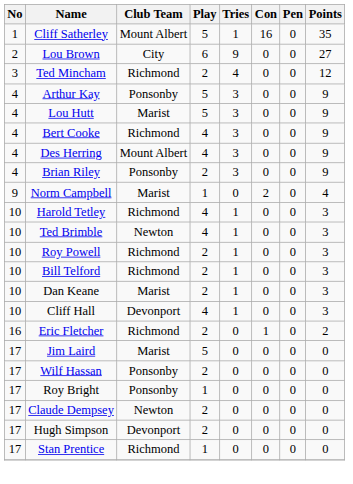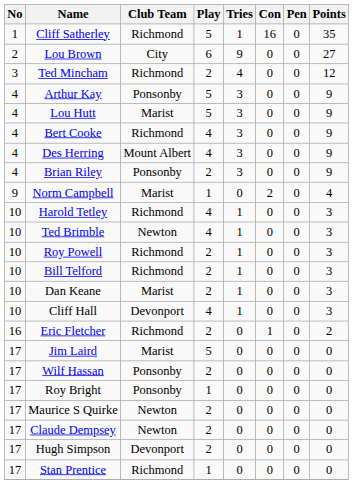(153, 34) Mount Albert -> (157, 34) Richmond
+ row: (73, 410)
